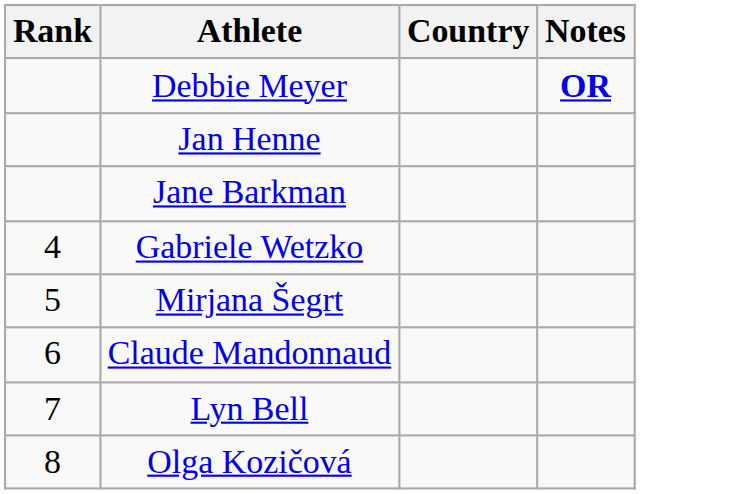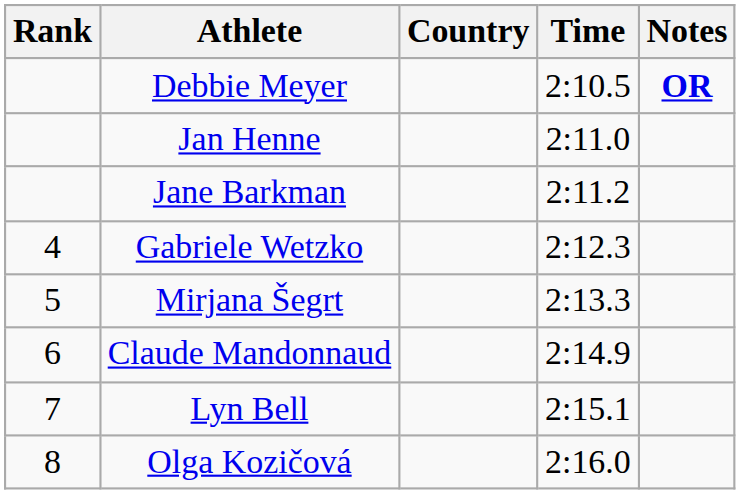+ column: (588, 31)
